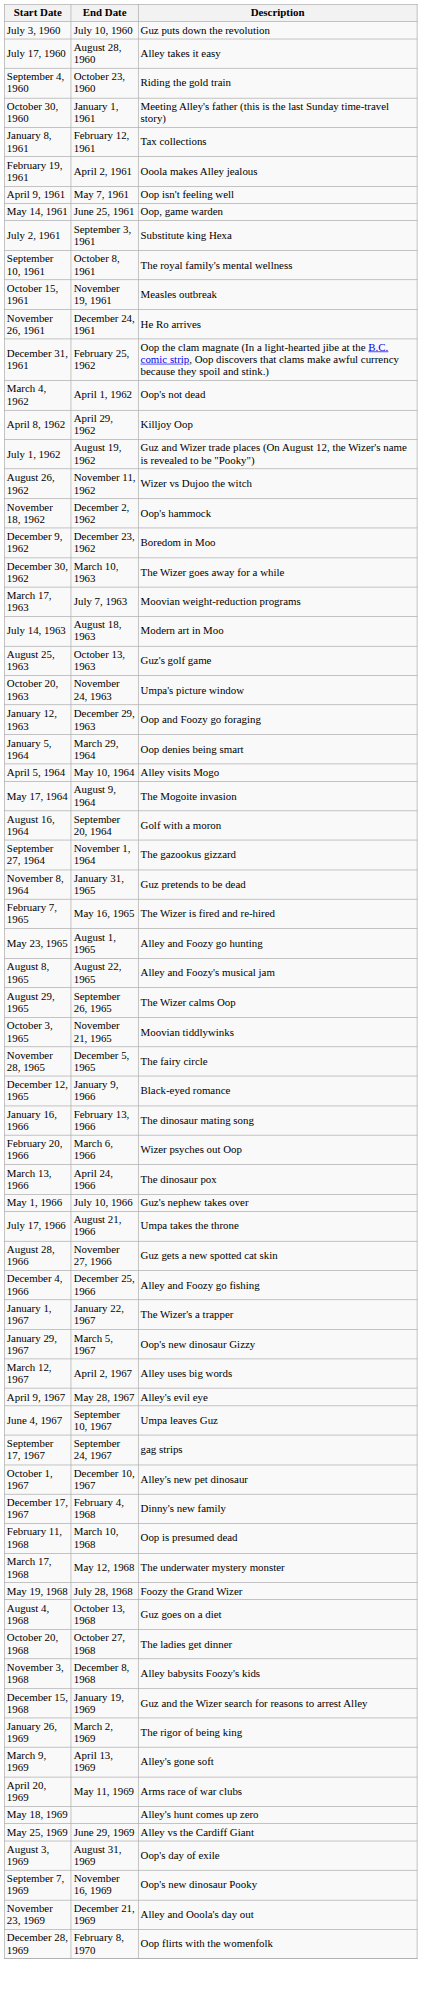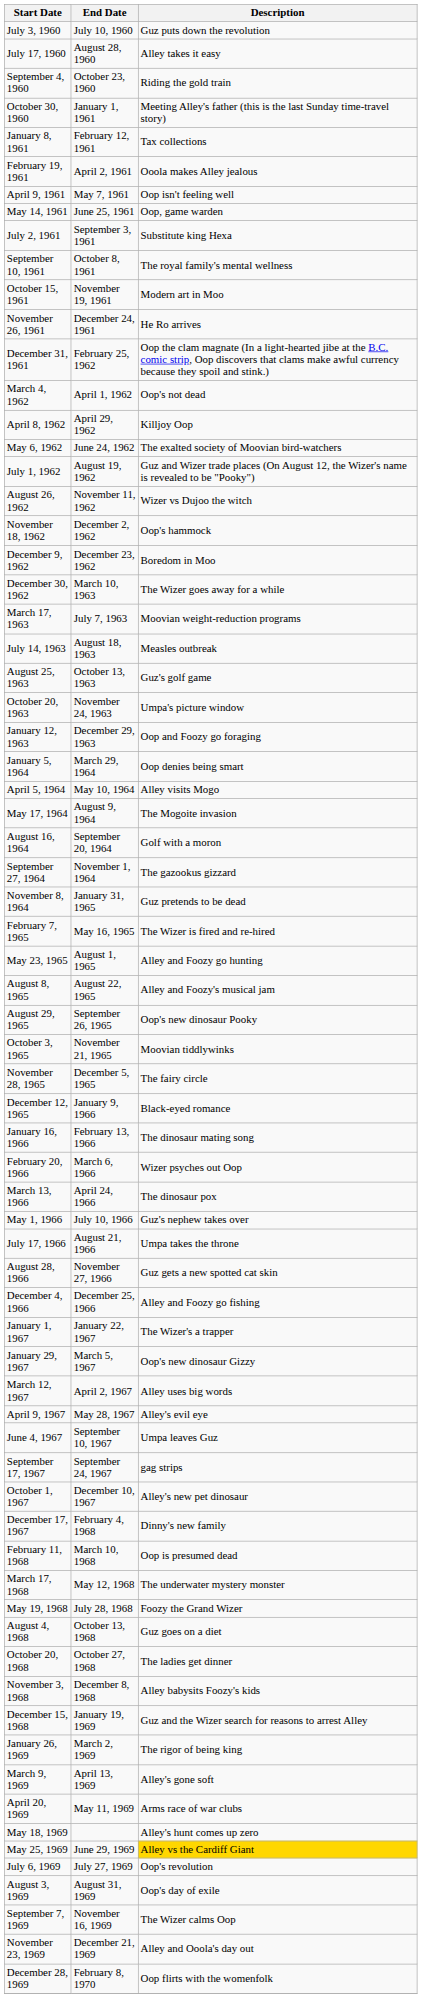(179, 294) Measles outbreak -> (182, 294) Modern art in Moo
+ row: (34, 448)
(182, 631) Modern art in Moo -> (179, 648) Measles outbreak
(188, 1002) The Wizer calms Oop -> (199, 1019) Oop's new dinosaur Pooky
(197, 1832) no background -> (197, 1849) gold background
+ row: (34, 1866)
(199, 1885) Oop's new dinosaur Pooky -> (188, 1919) The Wizer calms Oop
